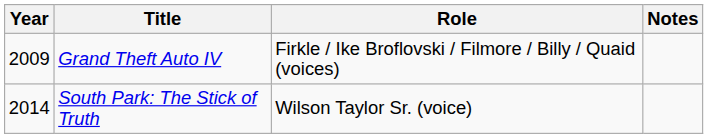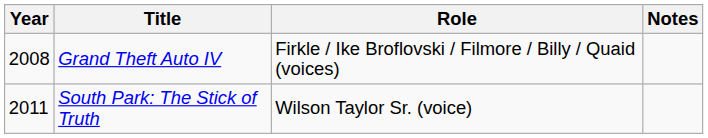(29, 58) 2009 -> (29, 58) 2008
(29, 108) 2014 -> (29, 108) 2011
